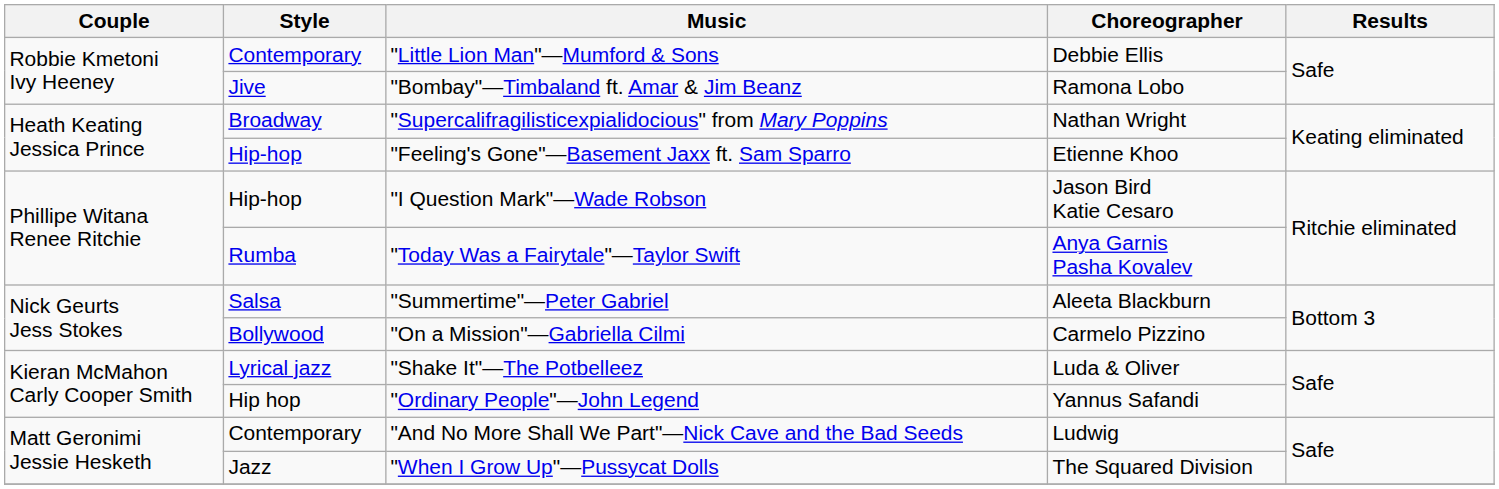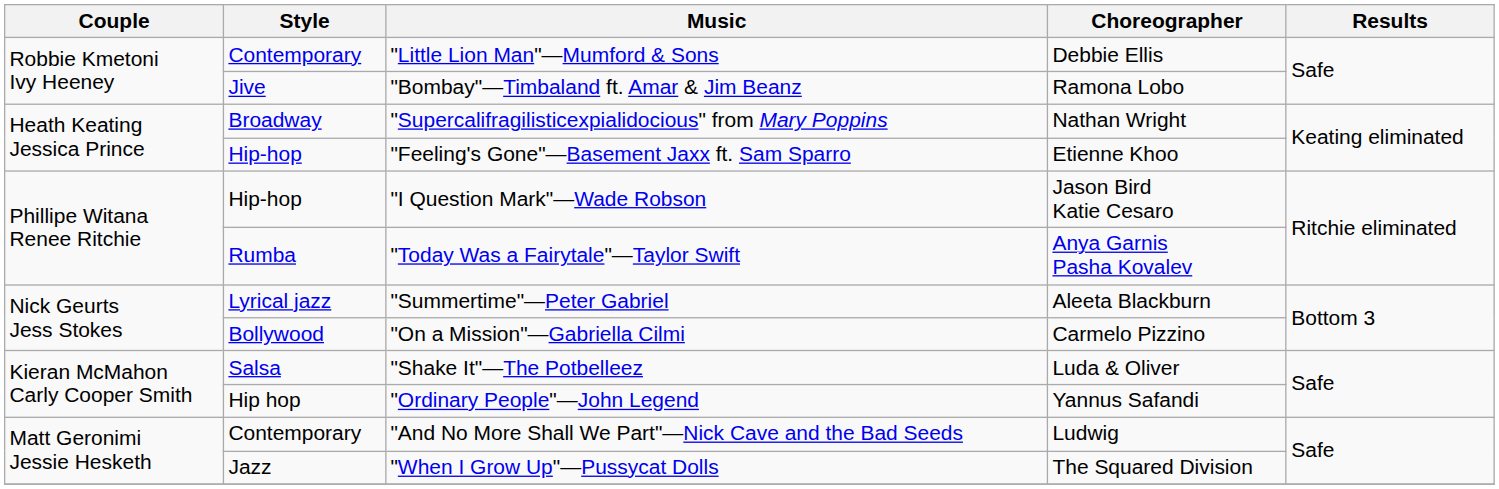(255, 300) Salsa -> (280, 300) Lyrical jazz
(280, 367) Lyrical jazz -> (255, 367) Salsa
